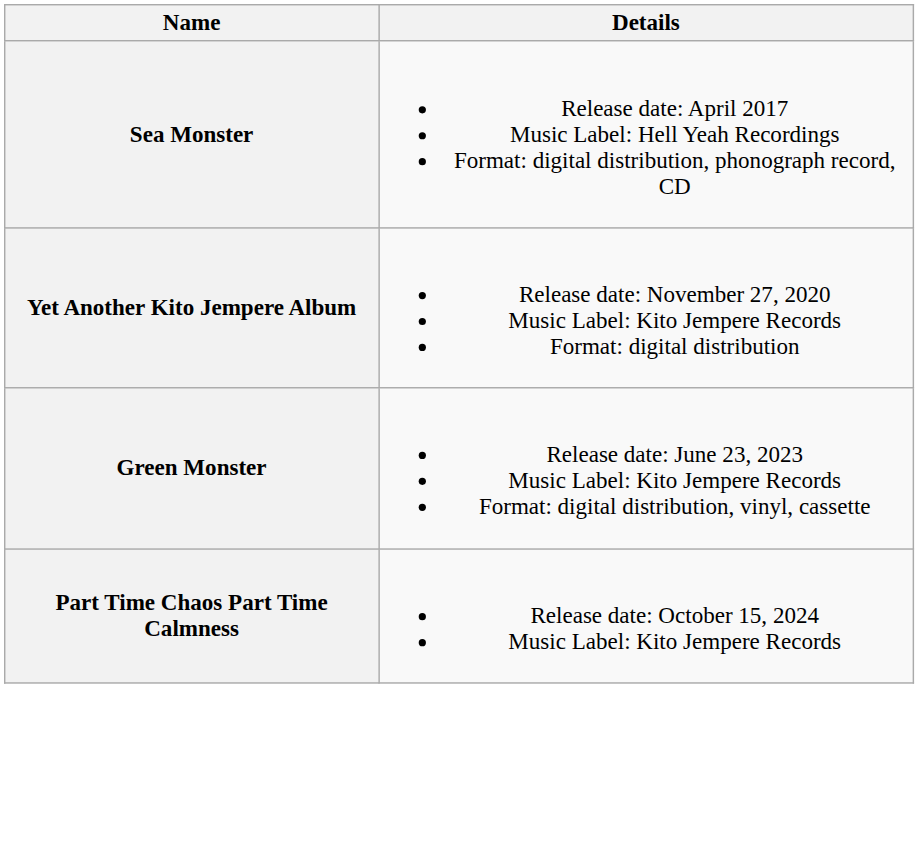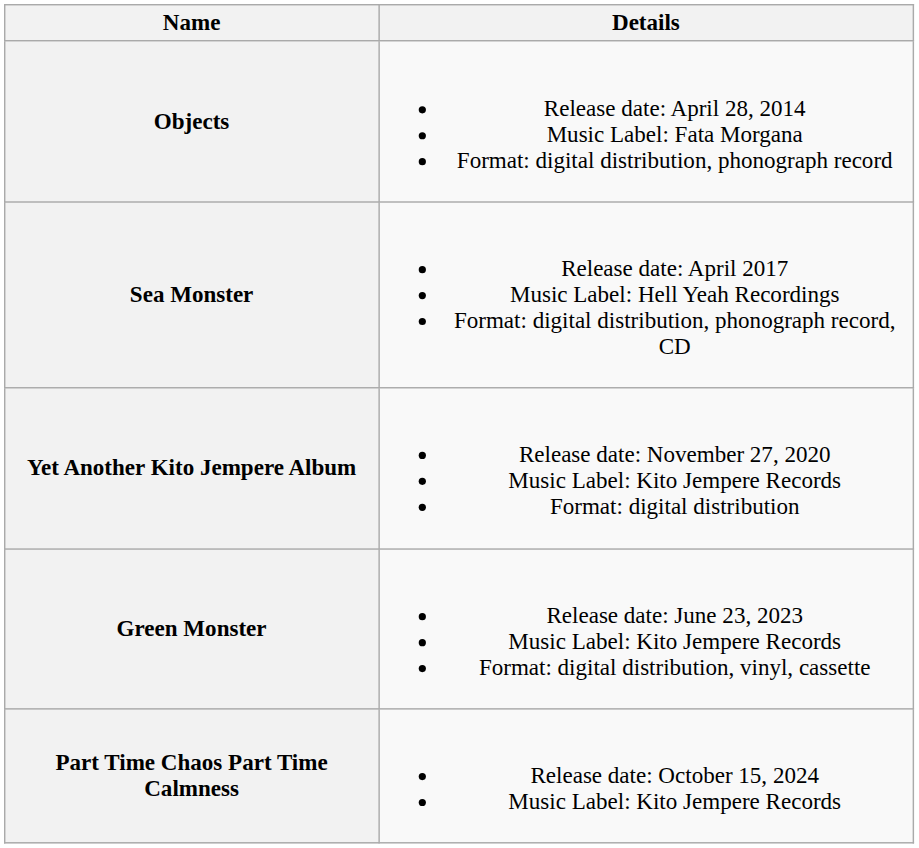+ row: (192, 121)
